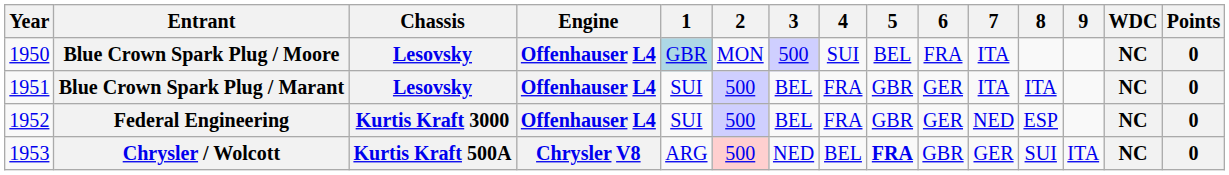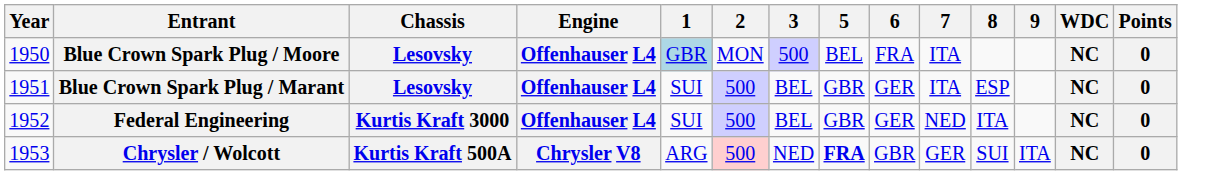- column: (843, 21)
(1041, 87) ITA -> (992, 87) ESP
(1041, 120) ESP -> (992, 120) ITA
